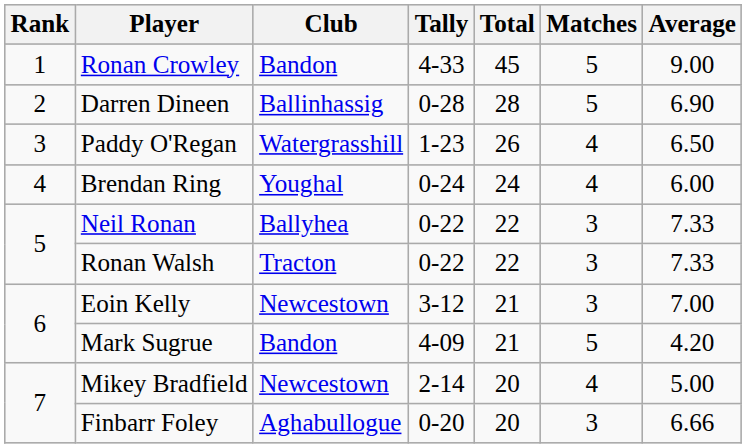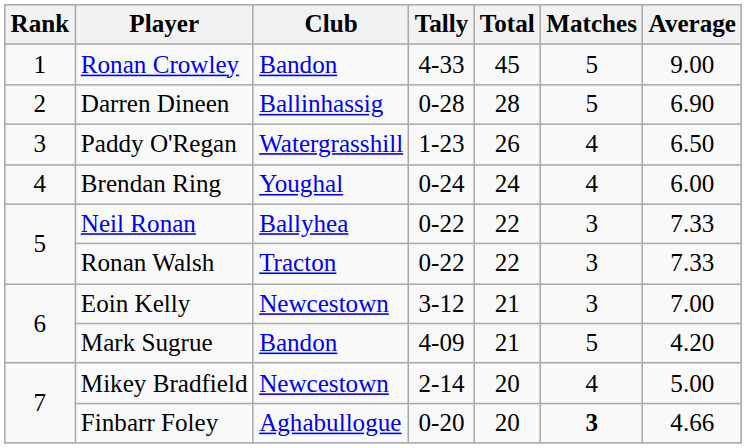(592, 422) normal -> (592, 422) bold
(692, 422) 6.66 -> (692, 422) 4.66
